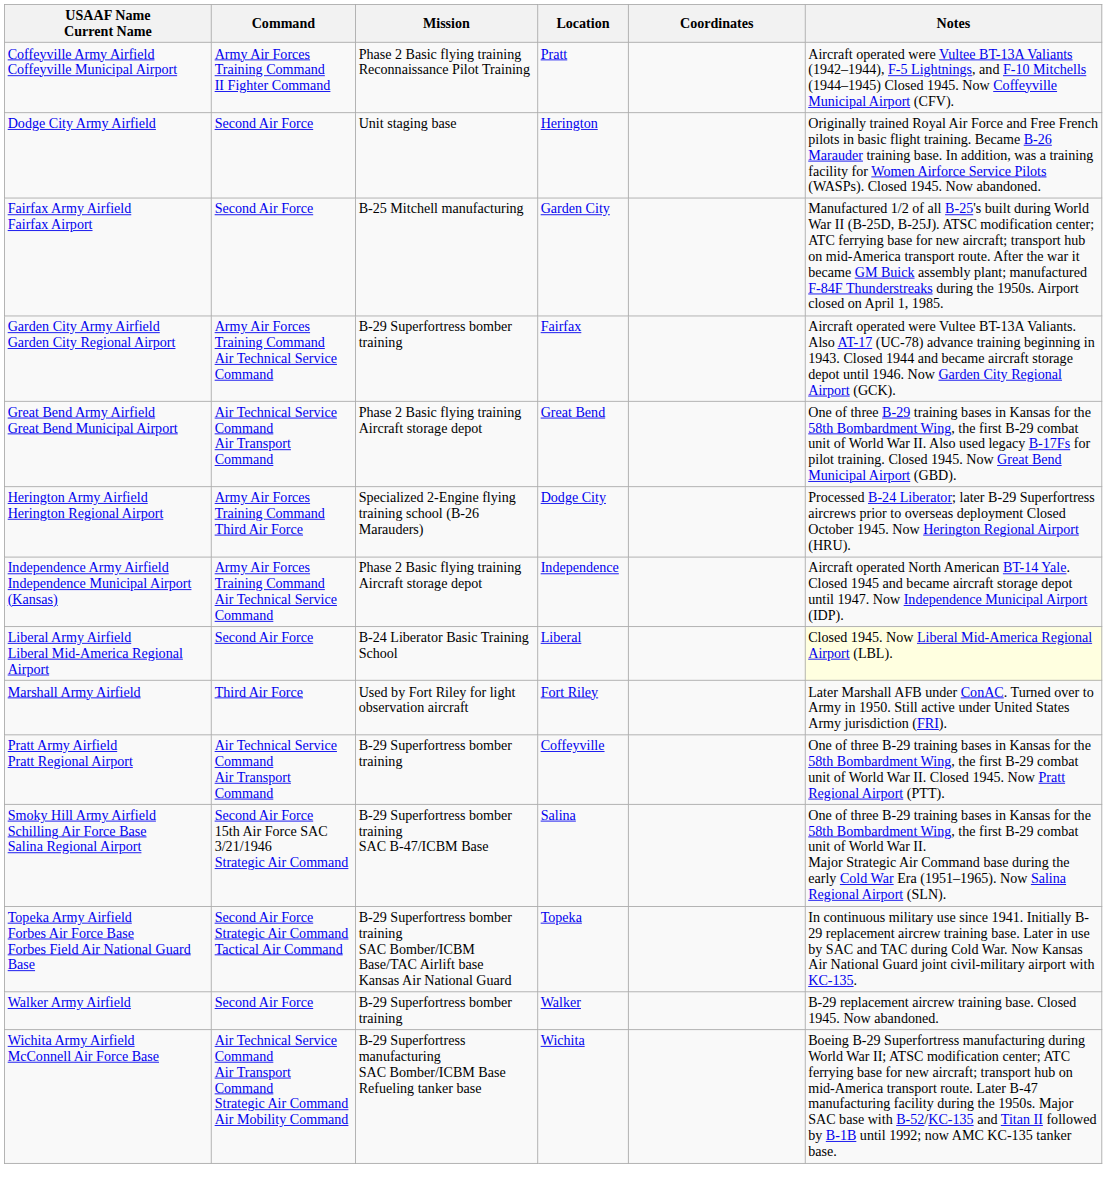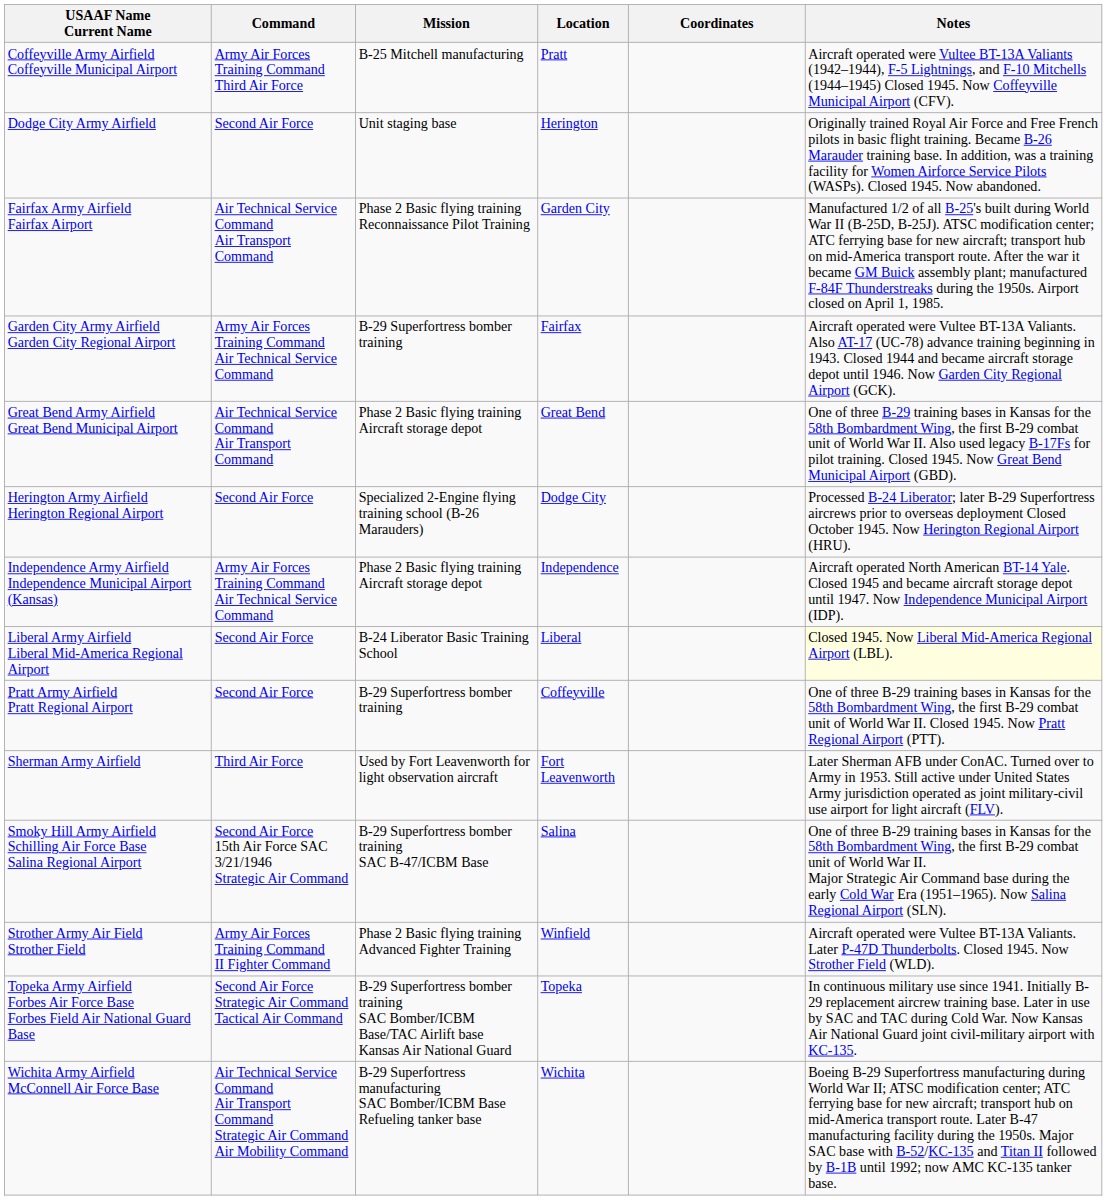(273, 69) Army Air Forces Training Command II Fighter Command -> (270, 69) Army Air Forces Training Command Third Air Force
(444, 61) Phase 2 Basic flying training Reconnaissance Pilot Training -> (441, 53) B-25 Mitchell manufacturing
(264, 209) Second Air Force -> (276, 233) Air Technical Service Command Air Transport Command
(441, 209) B-25 Mitchell manufacturing -> (444, 217) Phase 2 Basic flying training Reconnaissance Pilot Training
(270, 513) Army Air Forces Training Command Third Air Force -> (264, 498) Second Air Force
- row: (74, 691)
(276, 769) Air Technical Service Command Air Transport Command -> (264, 691) Second Air Force
+ row: (74, 761)
+ row: (75, 940)
- row: (69, 1002)
